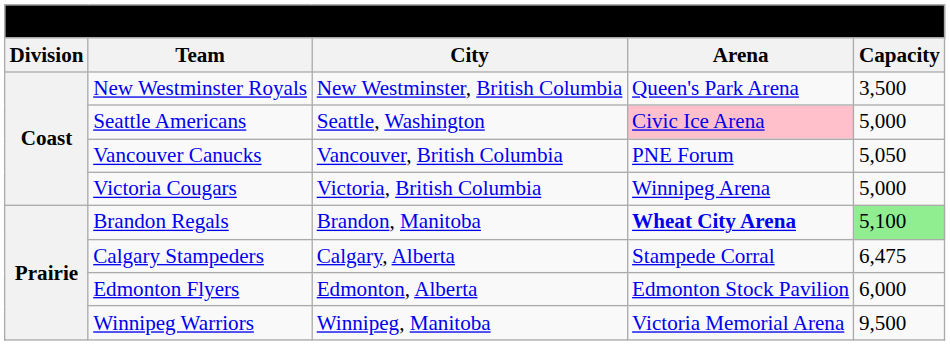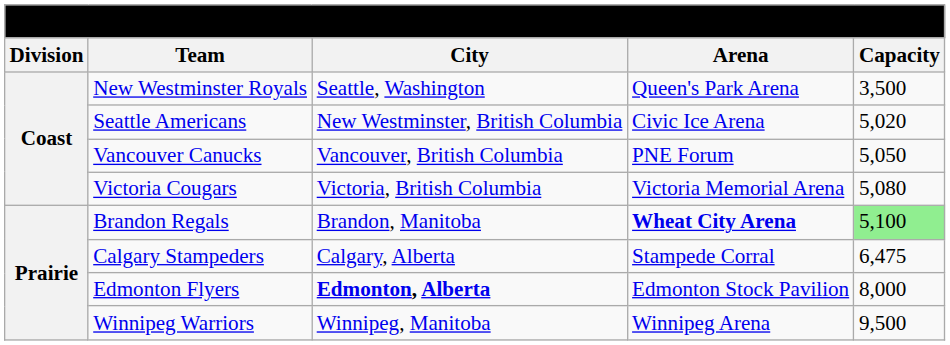(470, 88) New Westminster, British Columbia -> (401, 88) Seattle, Washington
(401, 121) Seattle, Washington -> (470, 121) New Westminster, British Columbia
(698, 121) pink background -> (698, 121) no background
(883, 121) 5,000 -> (883, 121) 5,020
(701, 188) Winnipeg Arena -> (738, 188) Victoria Memorial Arena
(883, 188) 5,000 -> (883, 188) 5,080
(397, 289) normal -> (404, 289) bold
(883, 289) 6,000 -> (883, 289) 8,000
(738, 322) Victoria Memorial Arena -> (701, 322) Winnipeg Arena
